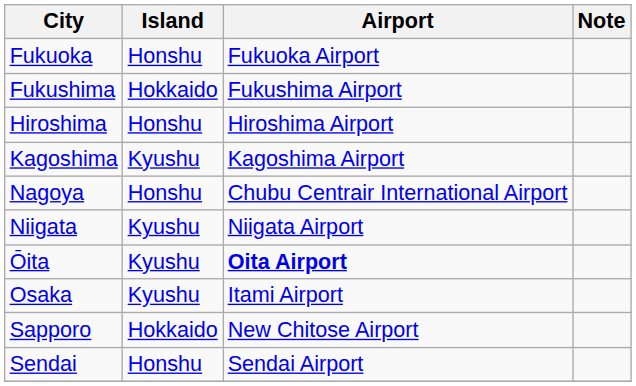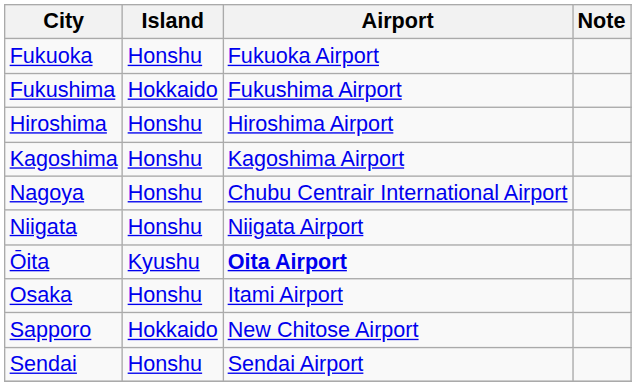(164, 158) Kyushu -> (165, 158) Honshu
(164, 227) Kyushu -> (165, 227) Honshu
(164, 295) Kyushu -> (165, 295) Honshu
